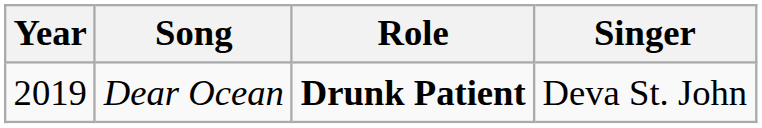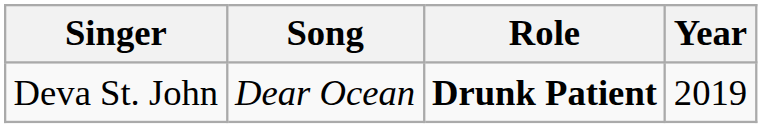columns swapped: (50, 33) <-> (645, 33)
